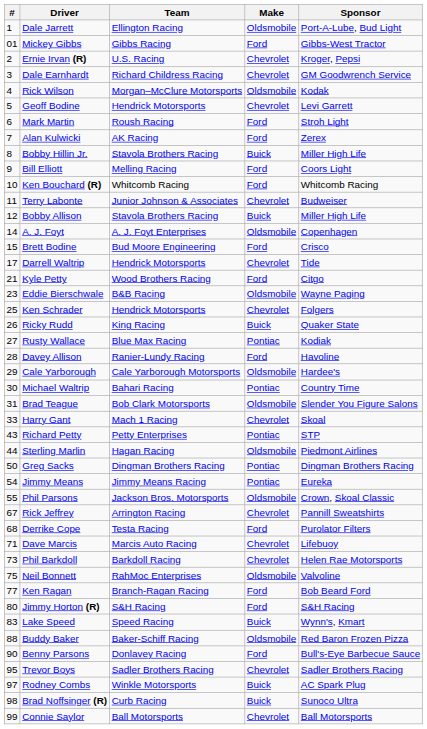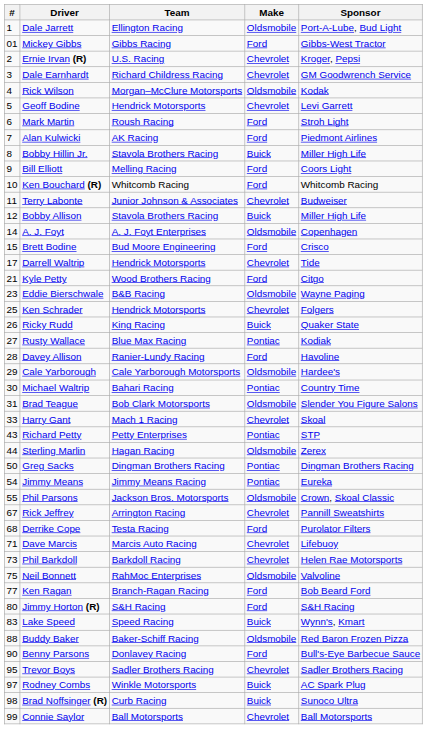(313, 137) Zerex -> (339, 137) Piedmont Airlines
(339, 450) Piedmont Airlines -> (313, 450) Zerex
